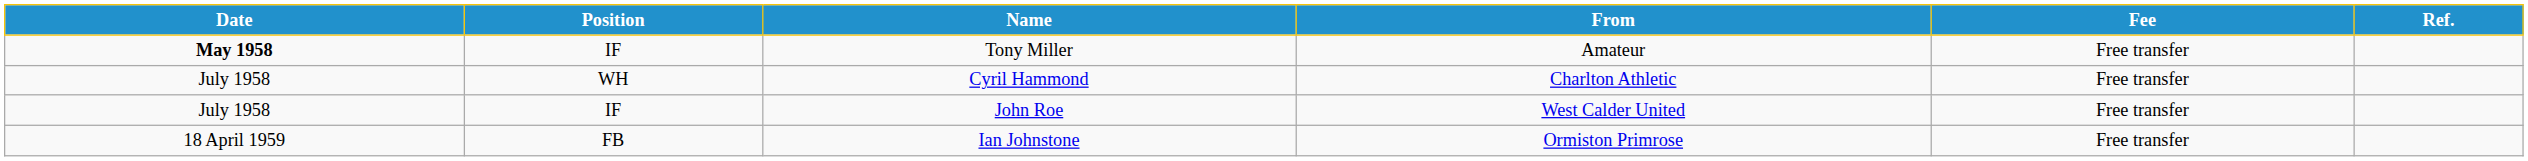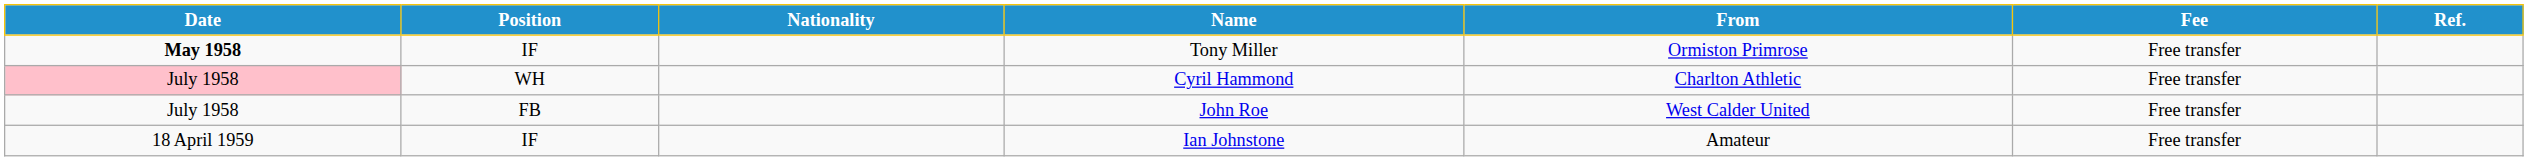+ column: (831, 19)
(1613, 50) Amateur -> (1738, 50) Ormiston Primrose
(234, 80) no background -> (203, 80) pink background
(613, 110) IF -> (530, 110) FB
(613, 140) FB -> (530, 140) IF
(1613, 140) Ormiston Primrose -> (1738, 140) Amateur
